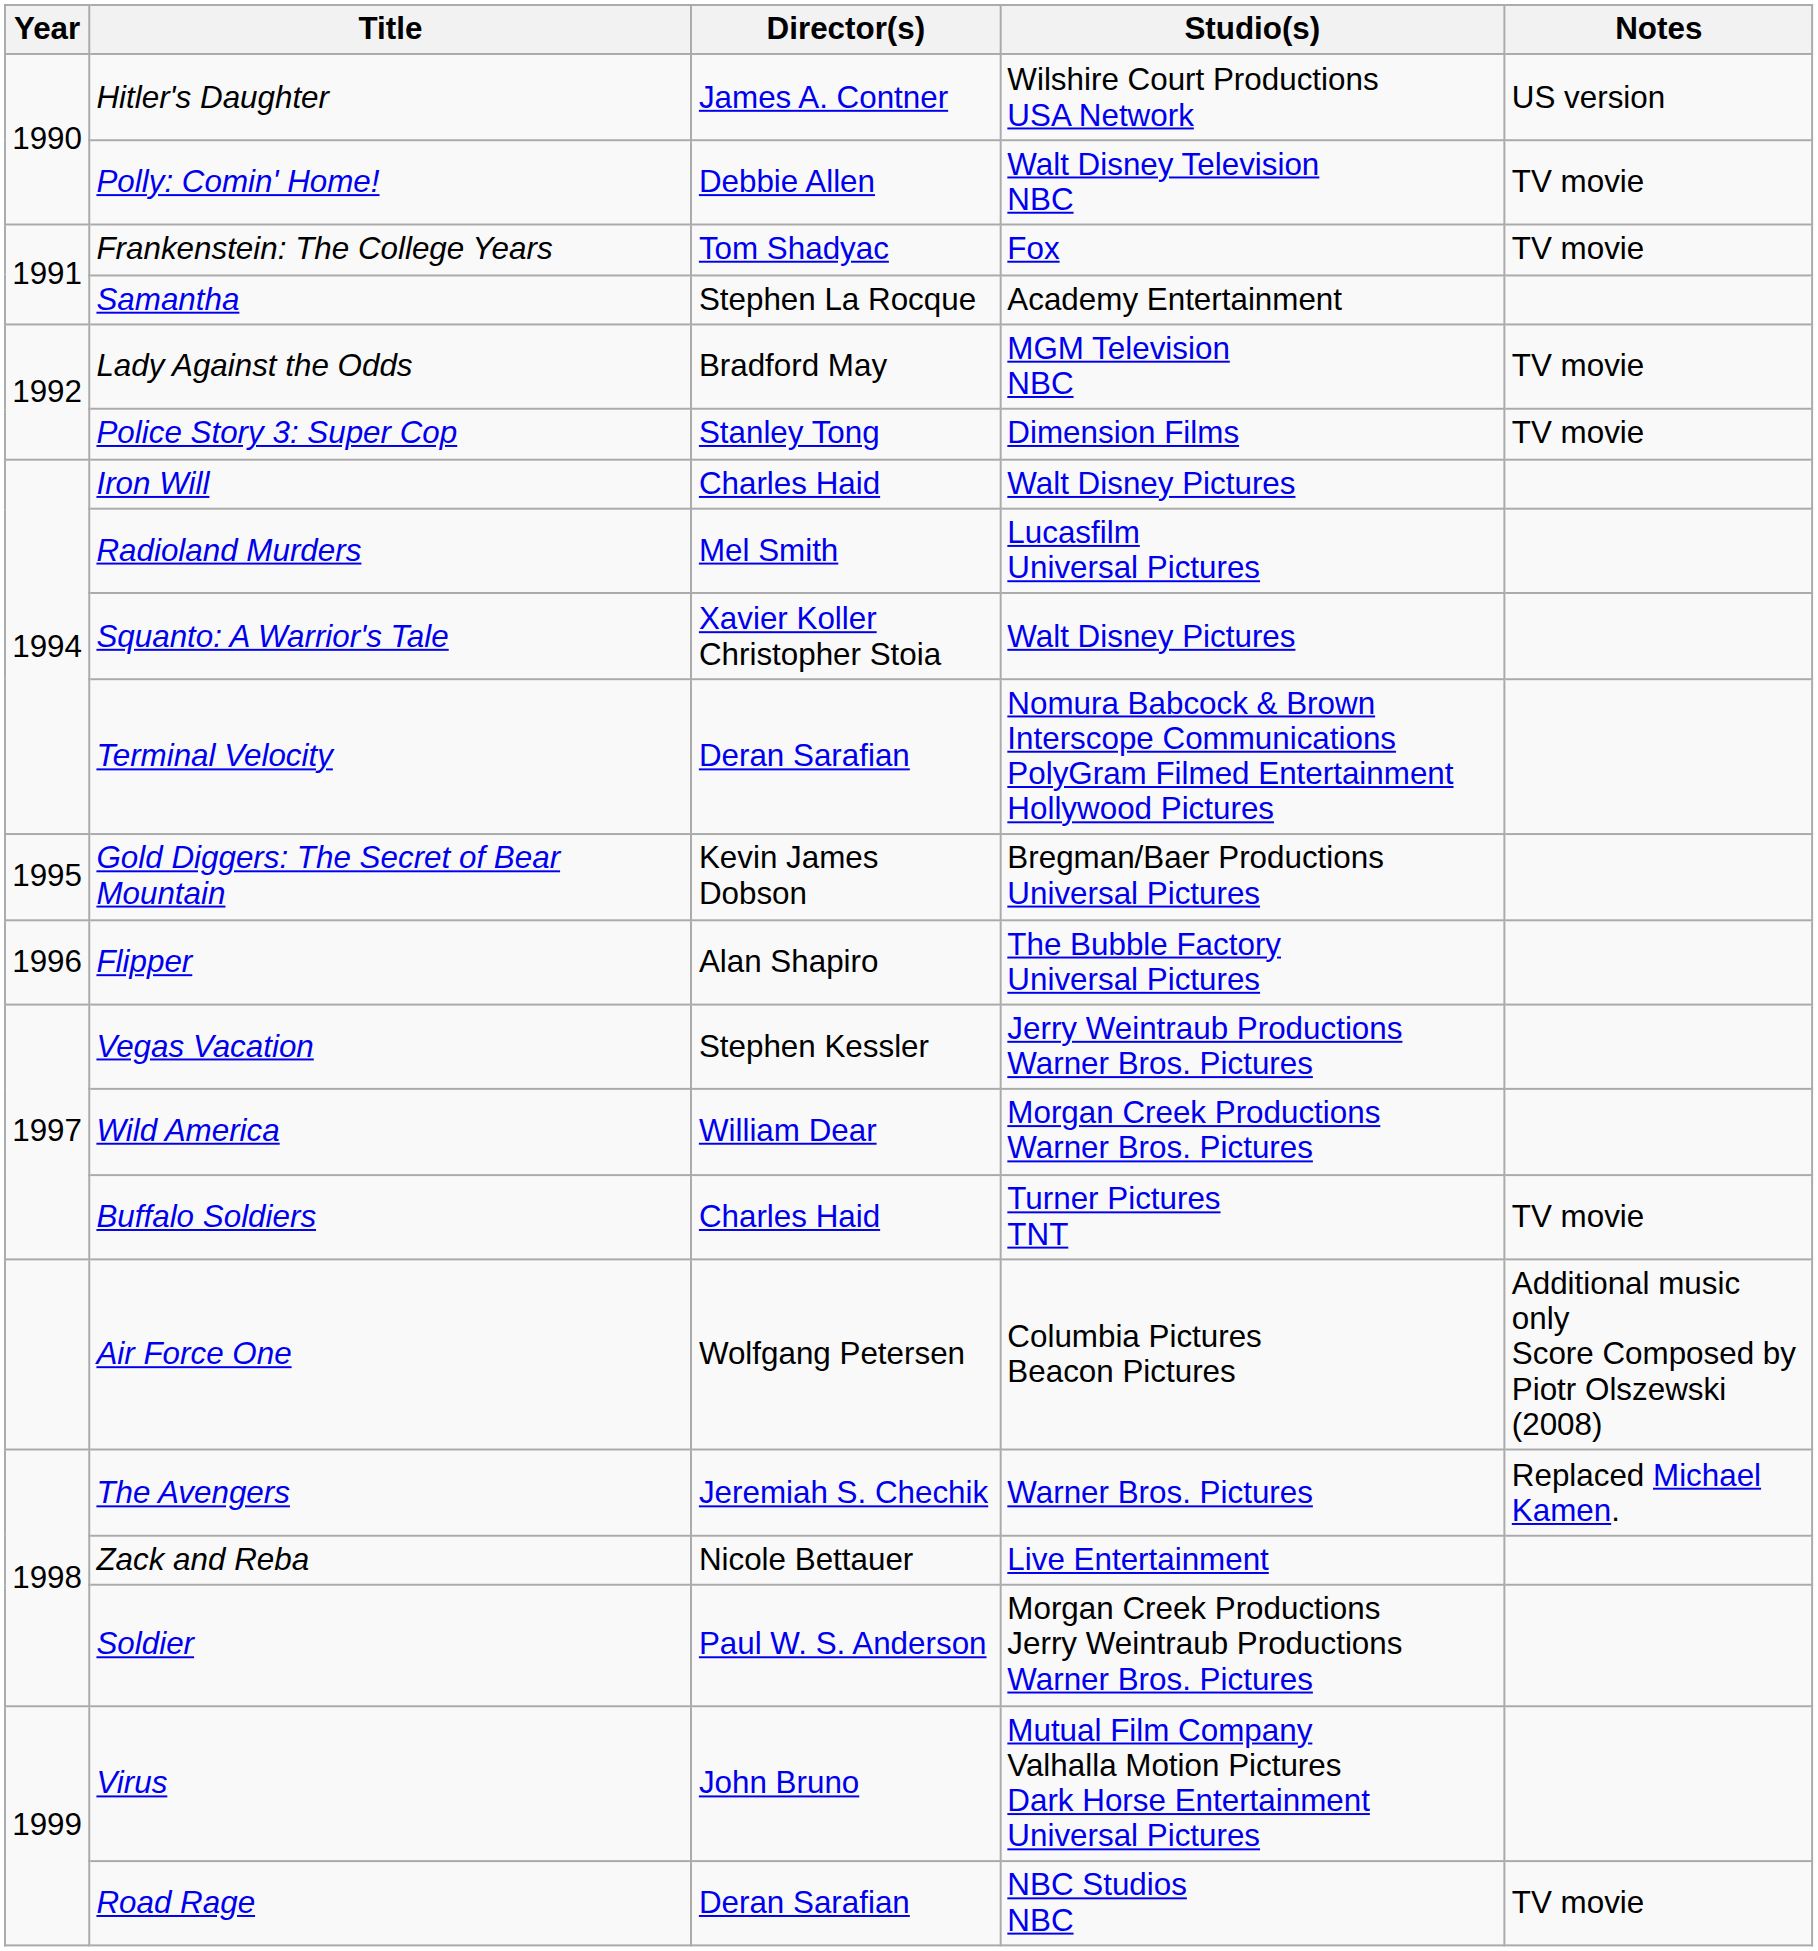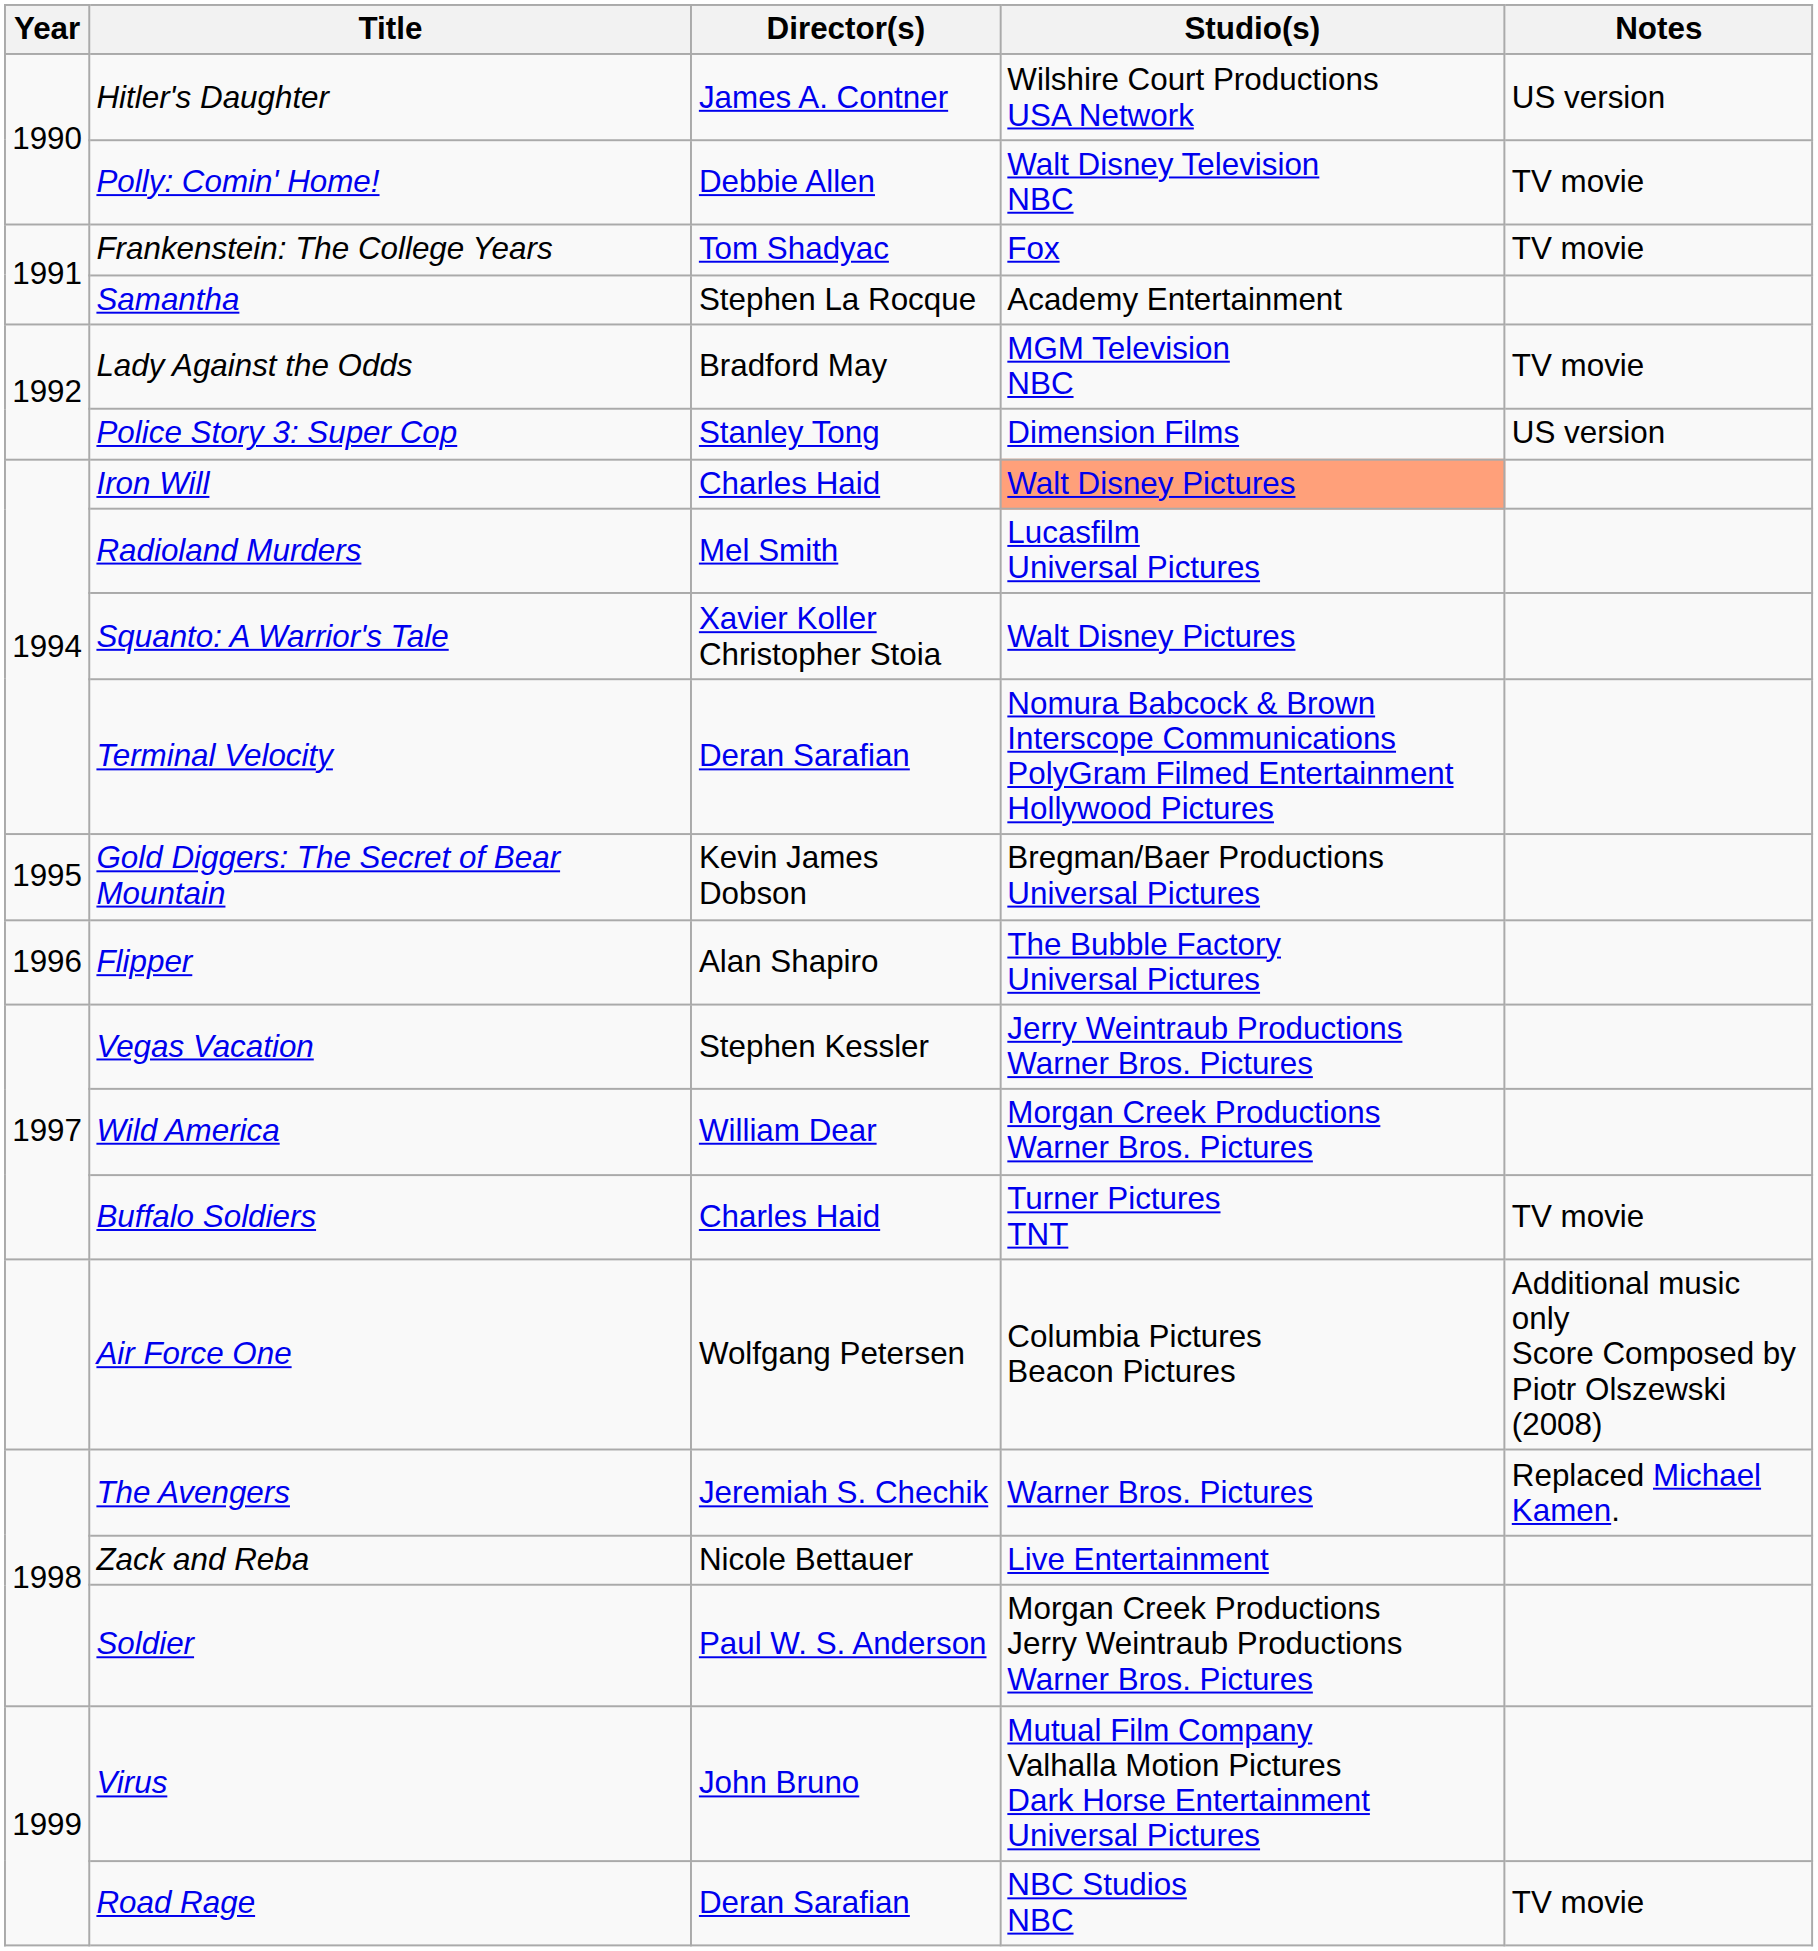(1578, 433) TV movie -> (1588, 433) US version
(1151, 483) no background -> (1151, 483) lightsalmon background
